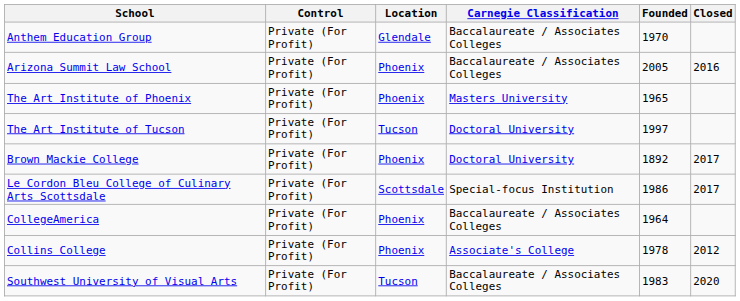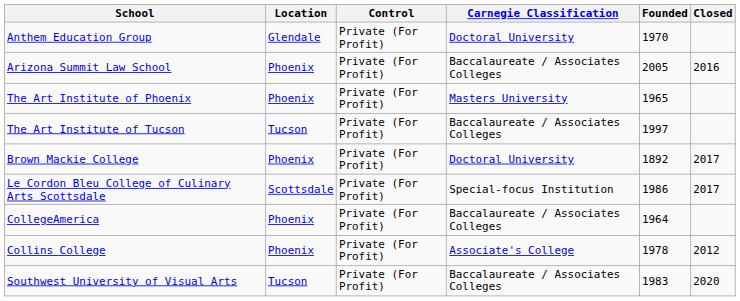columns swapped: (411, 13) <-> (320, 13)
(535, 37) Baccalaureate / Associates Colleges -> (512, 37) Doctoral University
(512, 129) Doctoral University -> (535, 129) Baccalaureate / Associates Colleges
